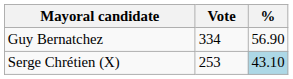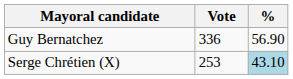(210, 39) 334 -> (210, 39) 336
